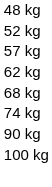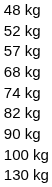- row: (22, 72)
+ row: (22, 113)
+ row: (26, 175)
